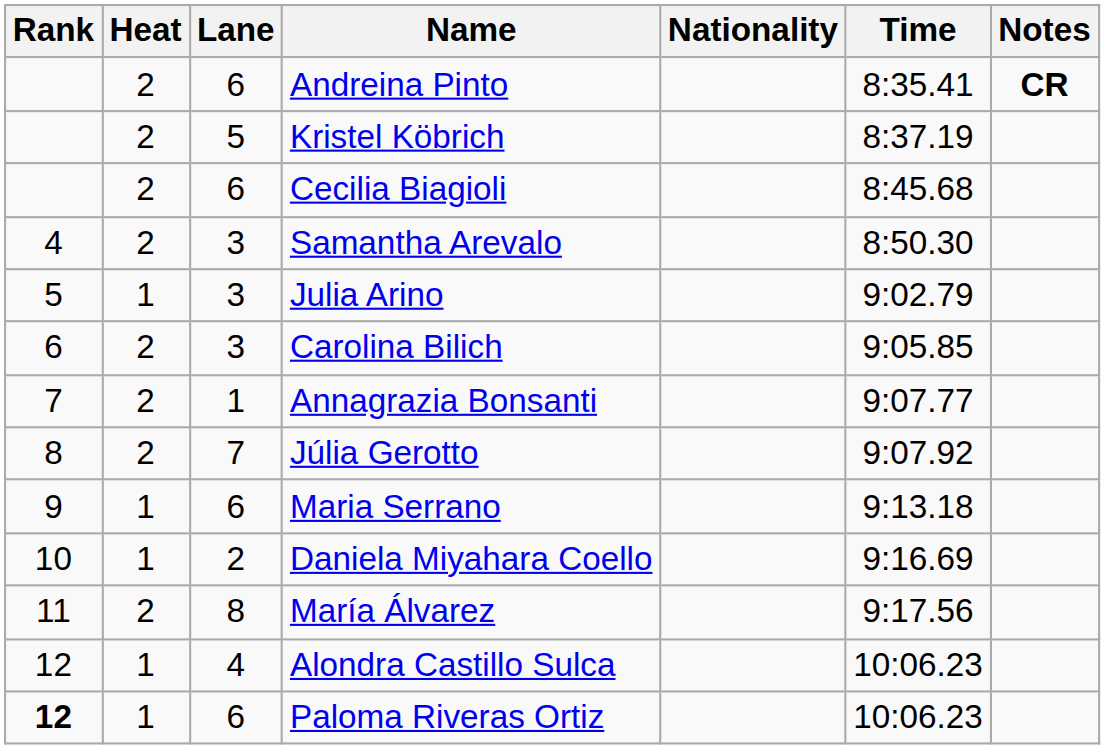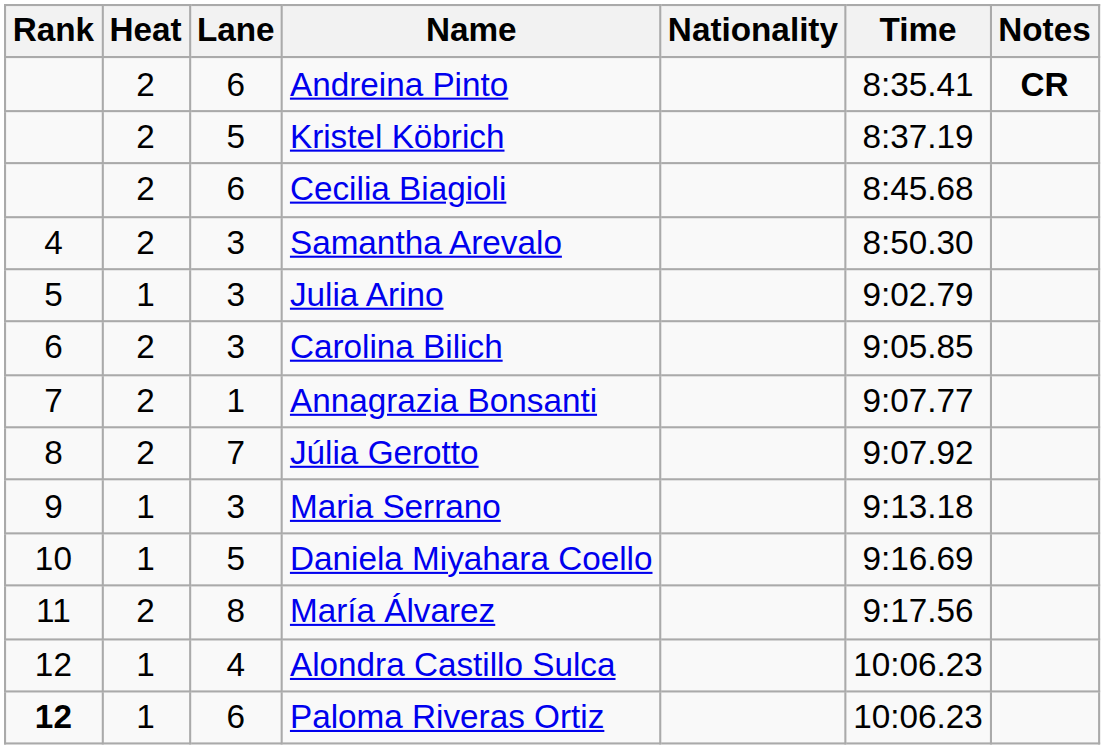(236, 505) 6 -> (236, 505) 3
(236, 558) 2 -> (236, 558) 5
